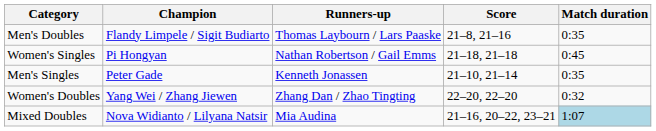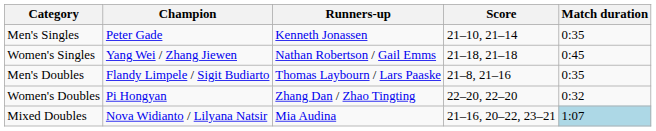rows swapped: (43, 75) <-> (46, 34)
(136, 55) Pi Hongyan -> (171, 55) Yang Wei / Zhang Jiewen
(171, 95) Yang Wei / Zhang Jiewen -> (136, 95) Pi Hongyan
